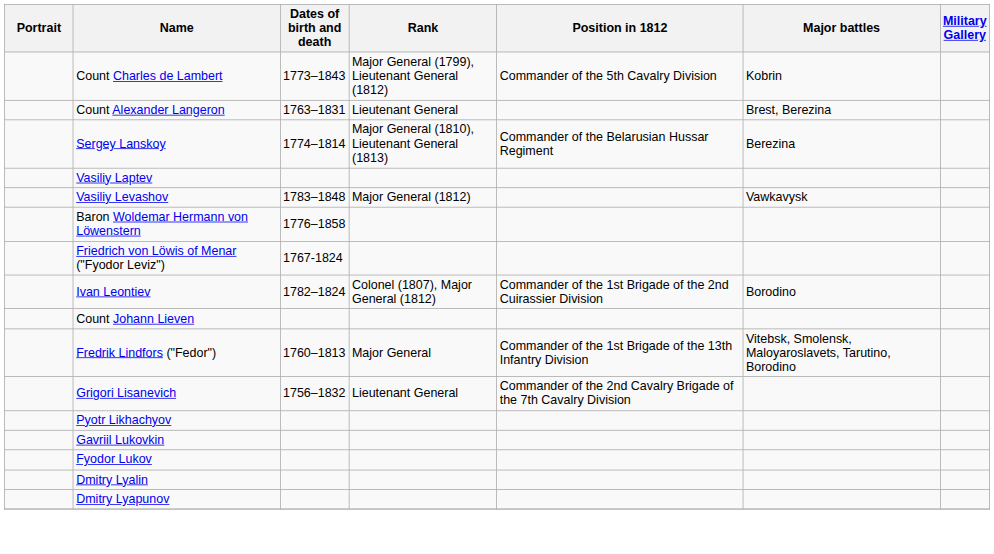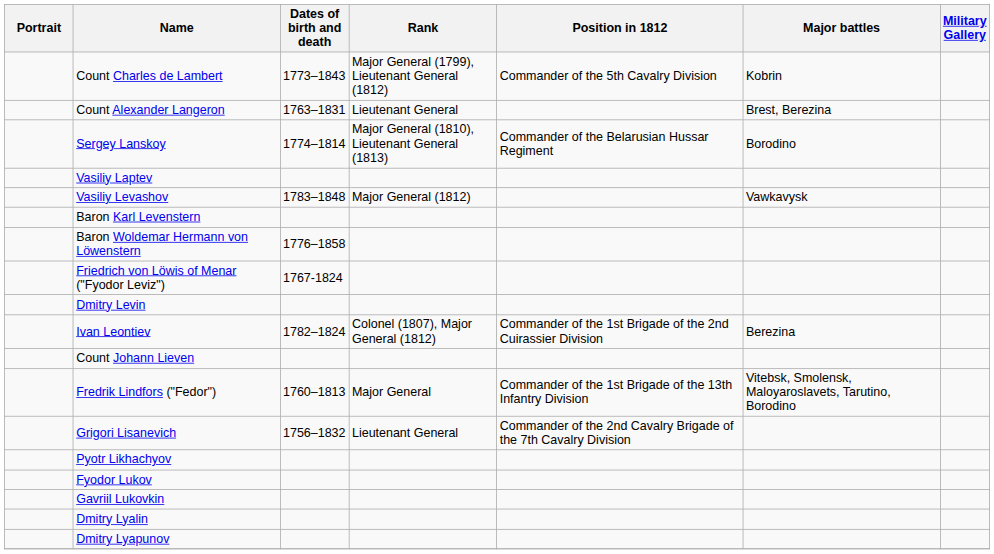(771, 143) Berezina -> (771, 143) Borodino
+ row: (138, 217)
+ row: (111, 304)
(771, 292) Borodino -> (771, 331) Berezina
rows swapped: (114, 459) <-> (120, 440)
